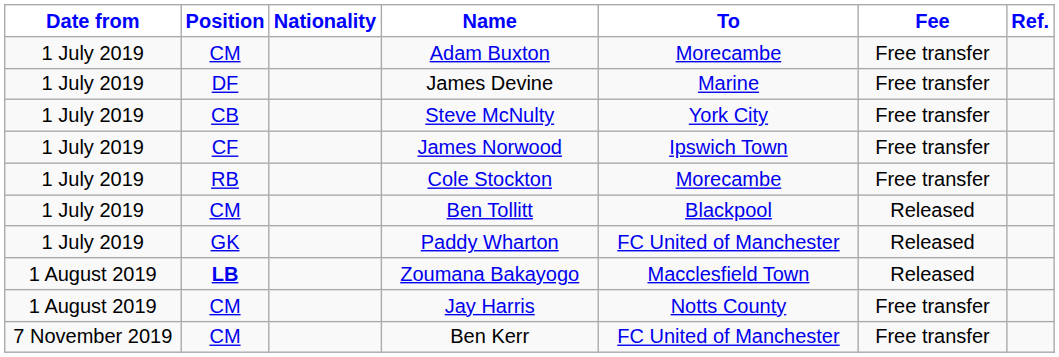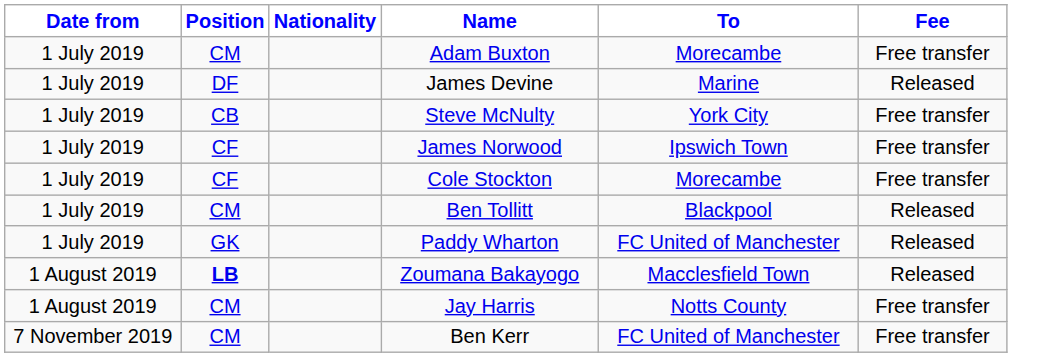- column: (1030, 21)
(932, 84) Free transfer -> (932, 84) Released
(225, 179) RB -> (225, 179) CF
